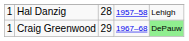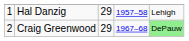(106, 12) 28 -> (106, 12) 29
(9, 28) 1 -> (9, 28) 2
